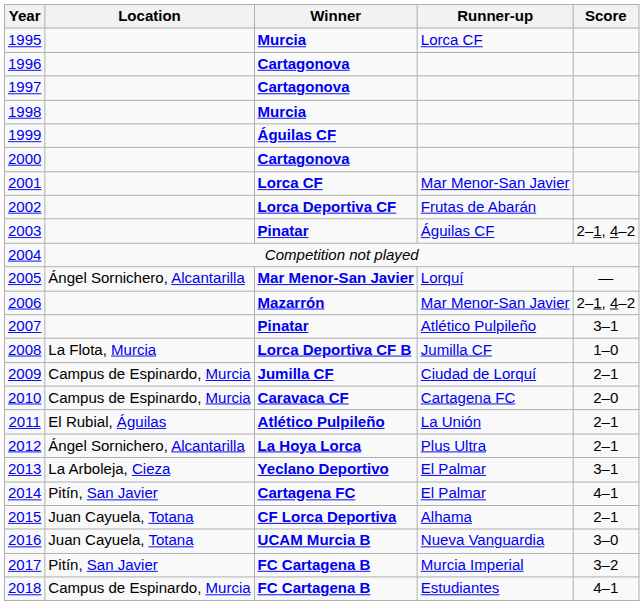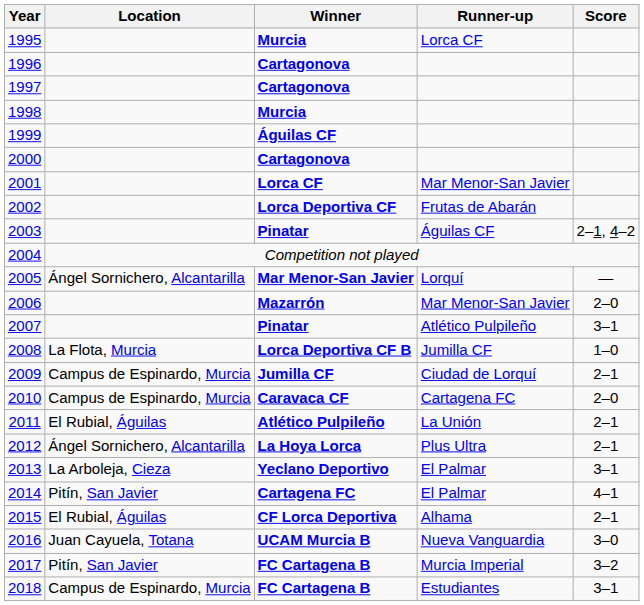(606, 302) 2–1, 4–2 -> (606, 302) 2–0
(121, 517) Juan Cayuela, Totana -> (107, 517) El Rubial, Águilas
(606, 588) 4–1 -> (606, 588) 3–1
